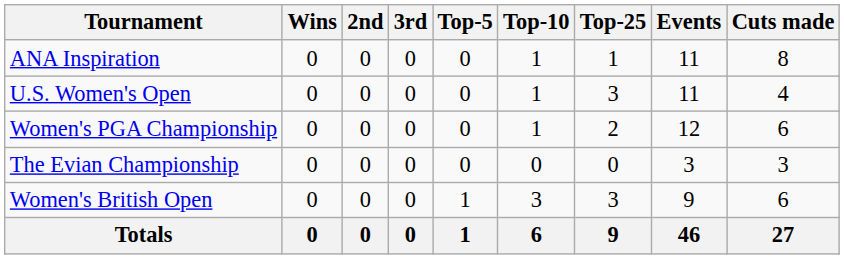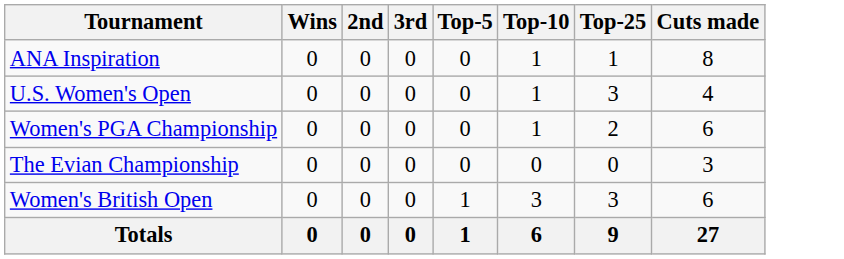- column: (689, 22)
